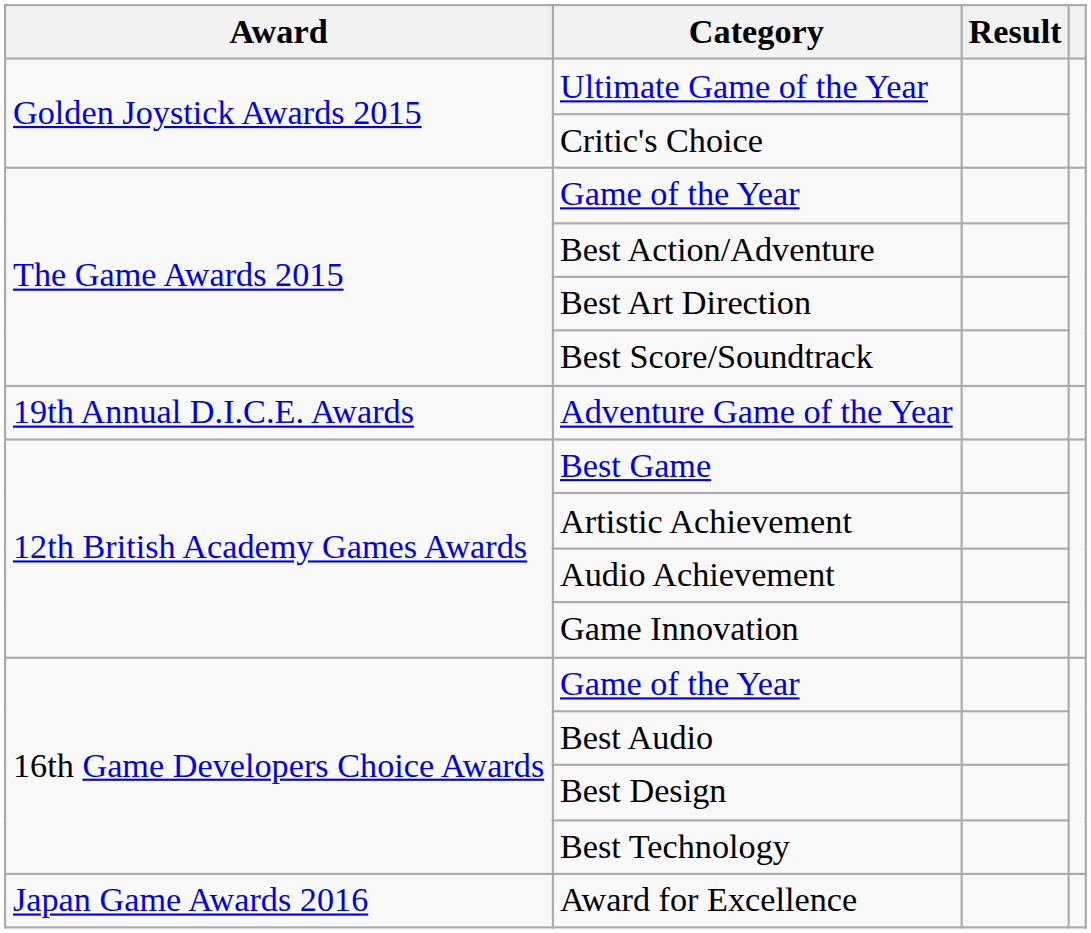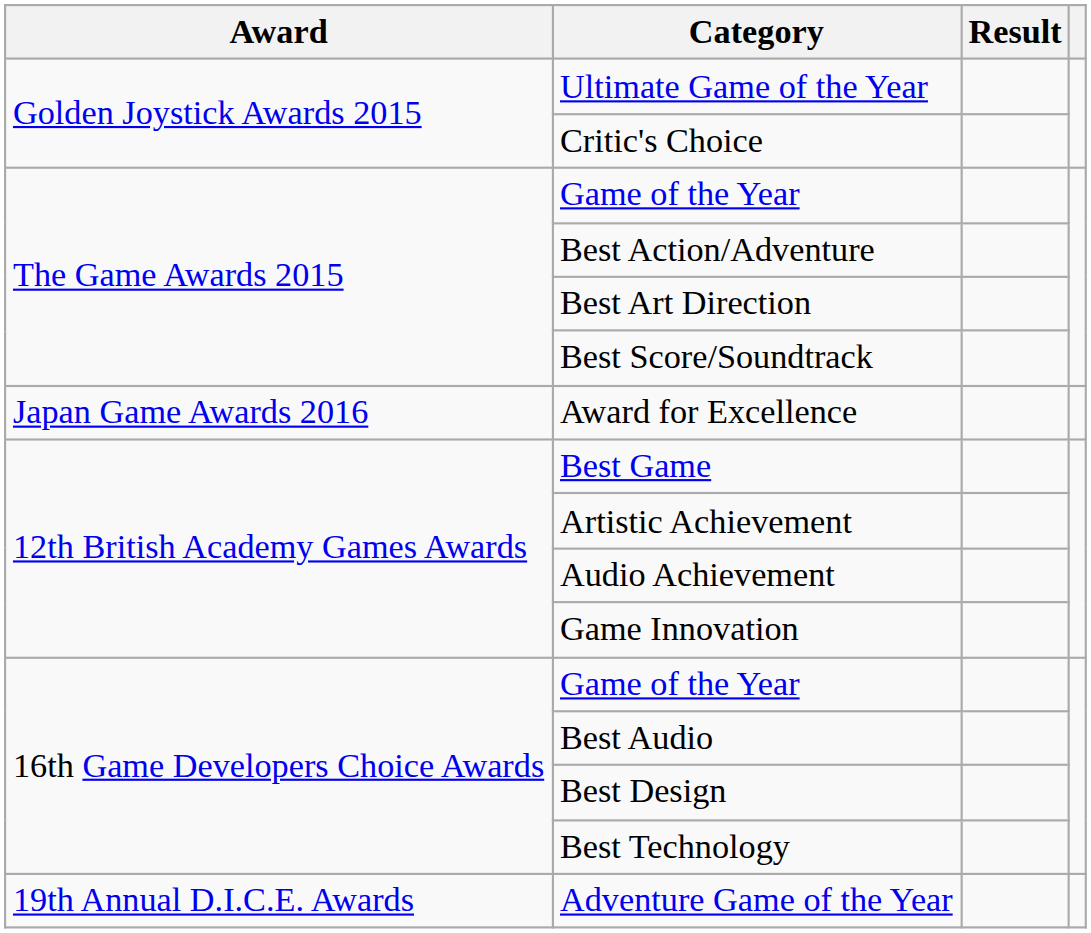rows swapped: (213, 411) <-> (191, 900)
